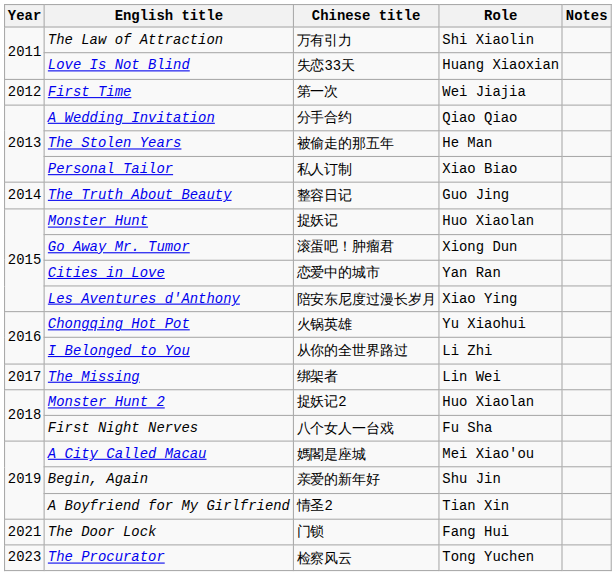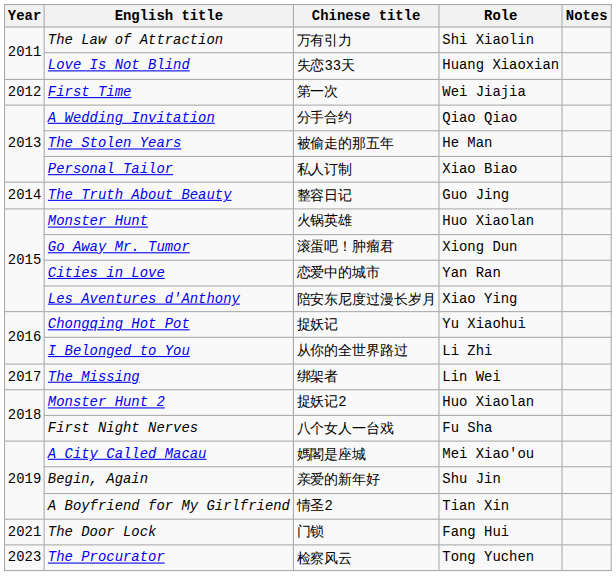(317, 222) 捉妖记 -> (324, 222) 火锅英雄
(324, 325) 火锅英雄 -> (317, 325) 捉妖记
